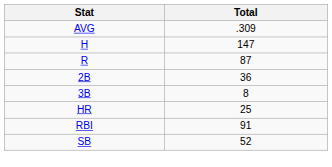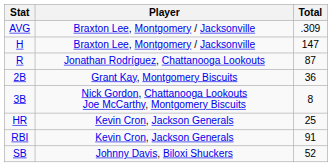+ column: (164, 12)
